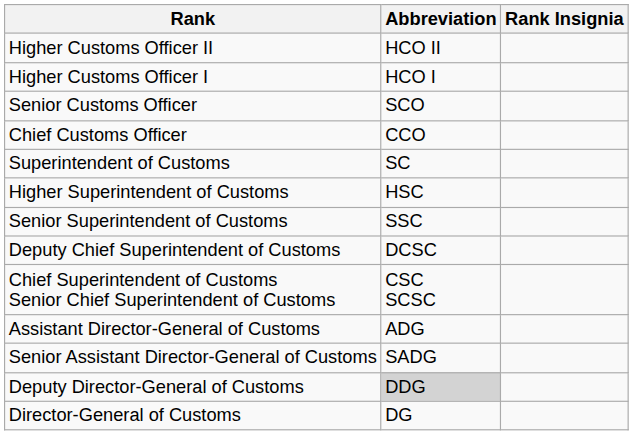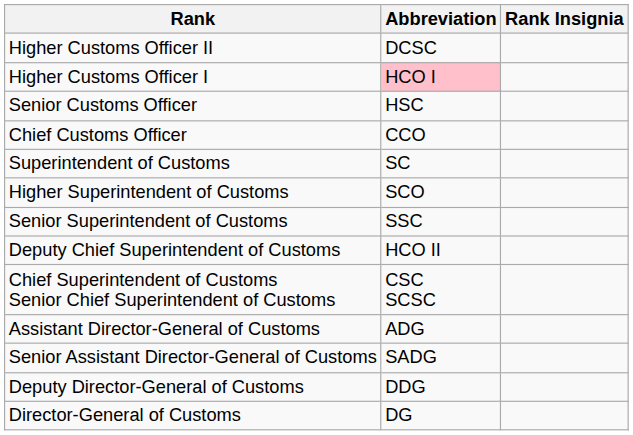(413, 47) HCO II -> (411, 47) DCSC
(411, 76) no background -> (411, 76) pink background
(405, 105) SCO -> (404, 105) HSC
(404, 192) HSC -> (405, 192) SCO
(411, 250) DCSC -> (413, 250) HCO II
(405, 386) lightgrey background -> (405, 386) no background
